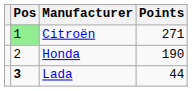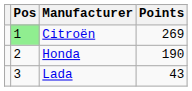(173, 35) 271 -> (173, 35) 269
(17, 76) bold -> (17, 76) normal
(177, 76) 44 -> (177, 76) 43
